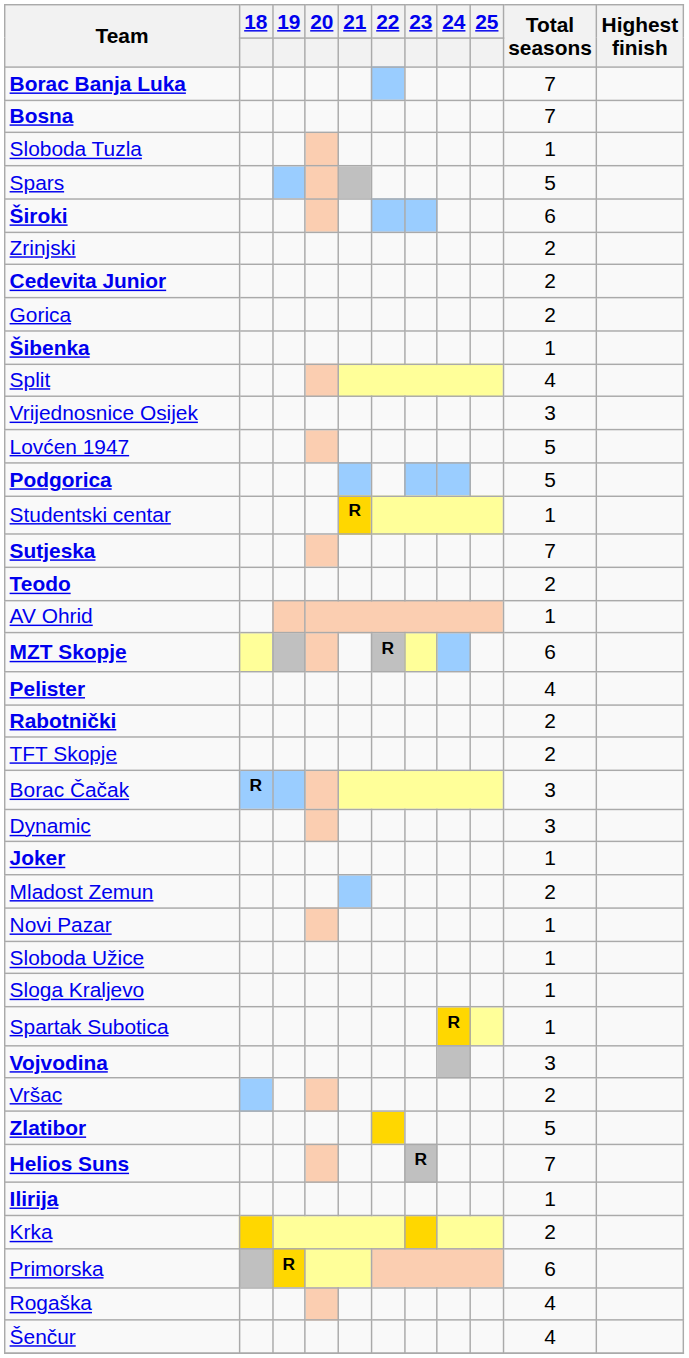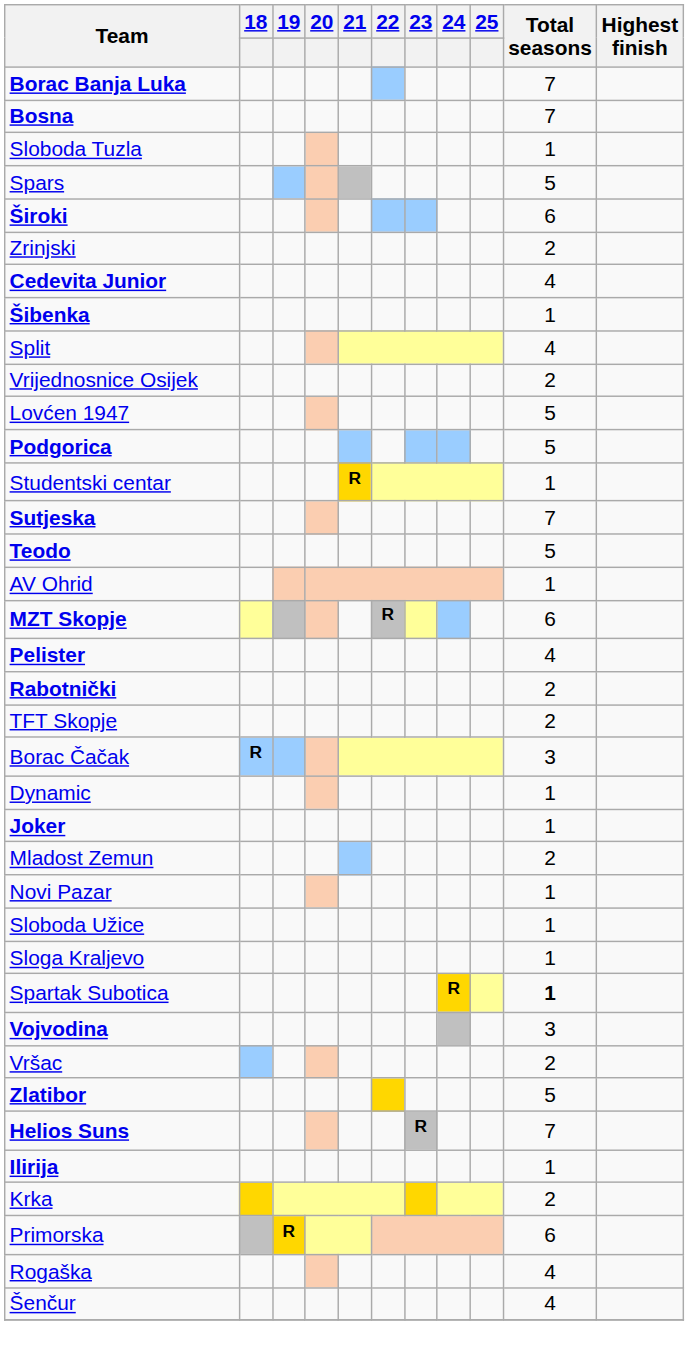(550, 282) 2 -> (550, 282) 4
- row: (40, 315)
(550, 413) 3 -> (550, 380) 2
(550, 584) 2 -> (550, 551) 5
(550, 826) 3 -> (550, 793) 1
(550, 1027) normal -> (550, 994) bold
